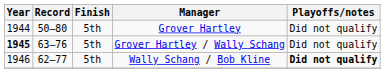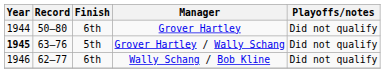(92, 28) 5th -> (92, 28) 6th
(92, 60) 5th -> (92, 60) 6th
(333, 60) bold -> (333, 60) normal
